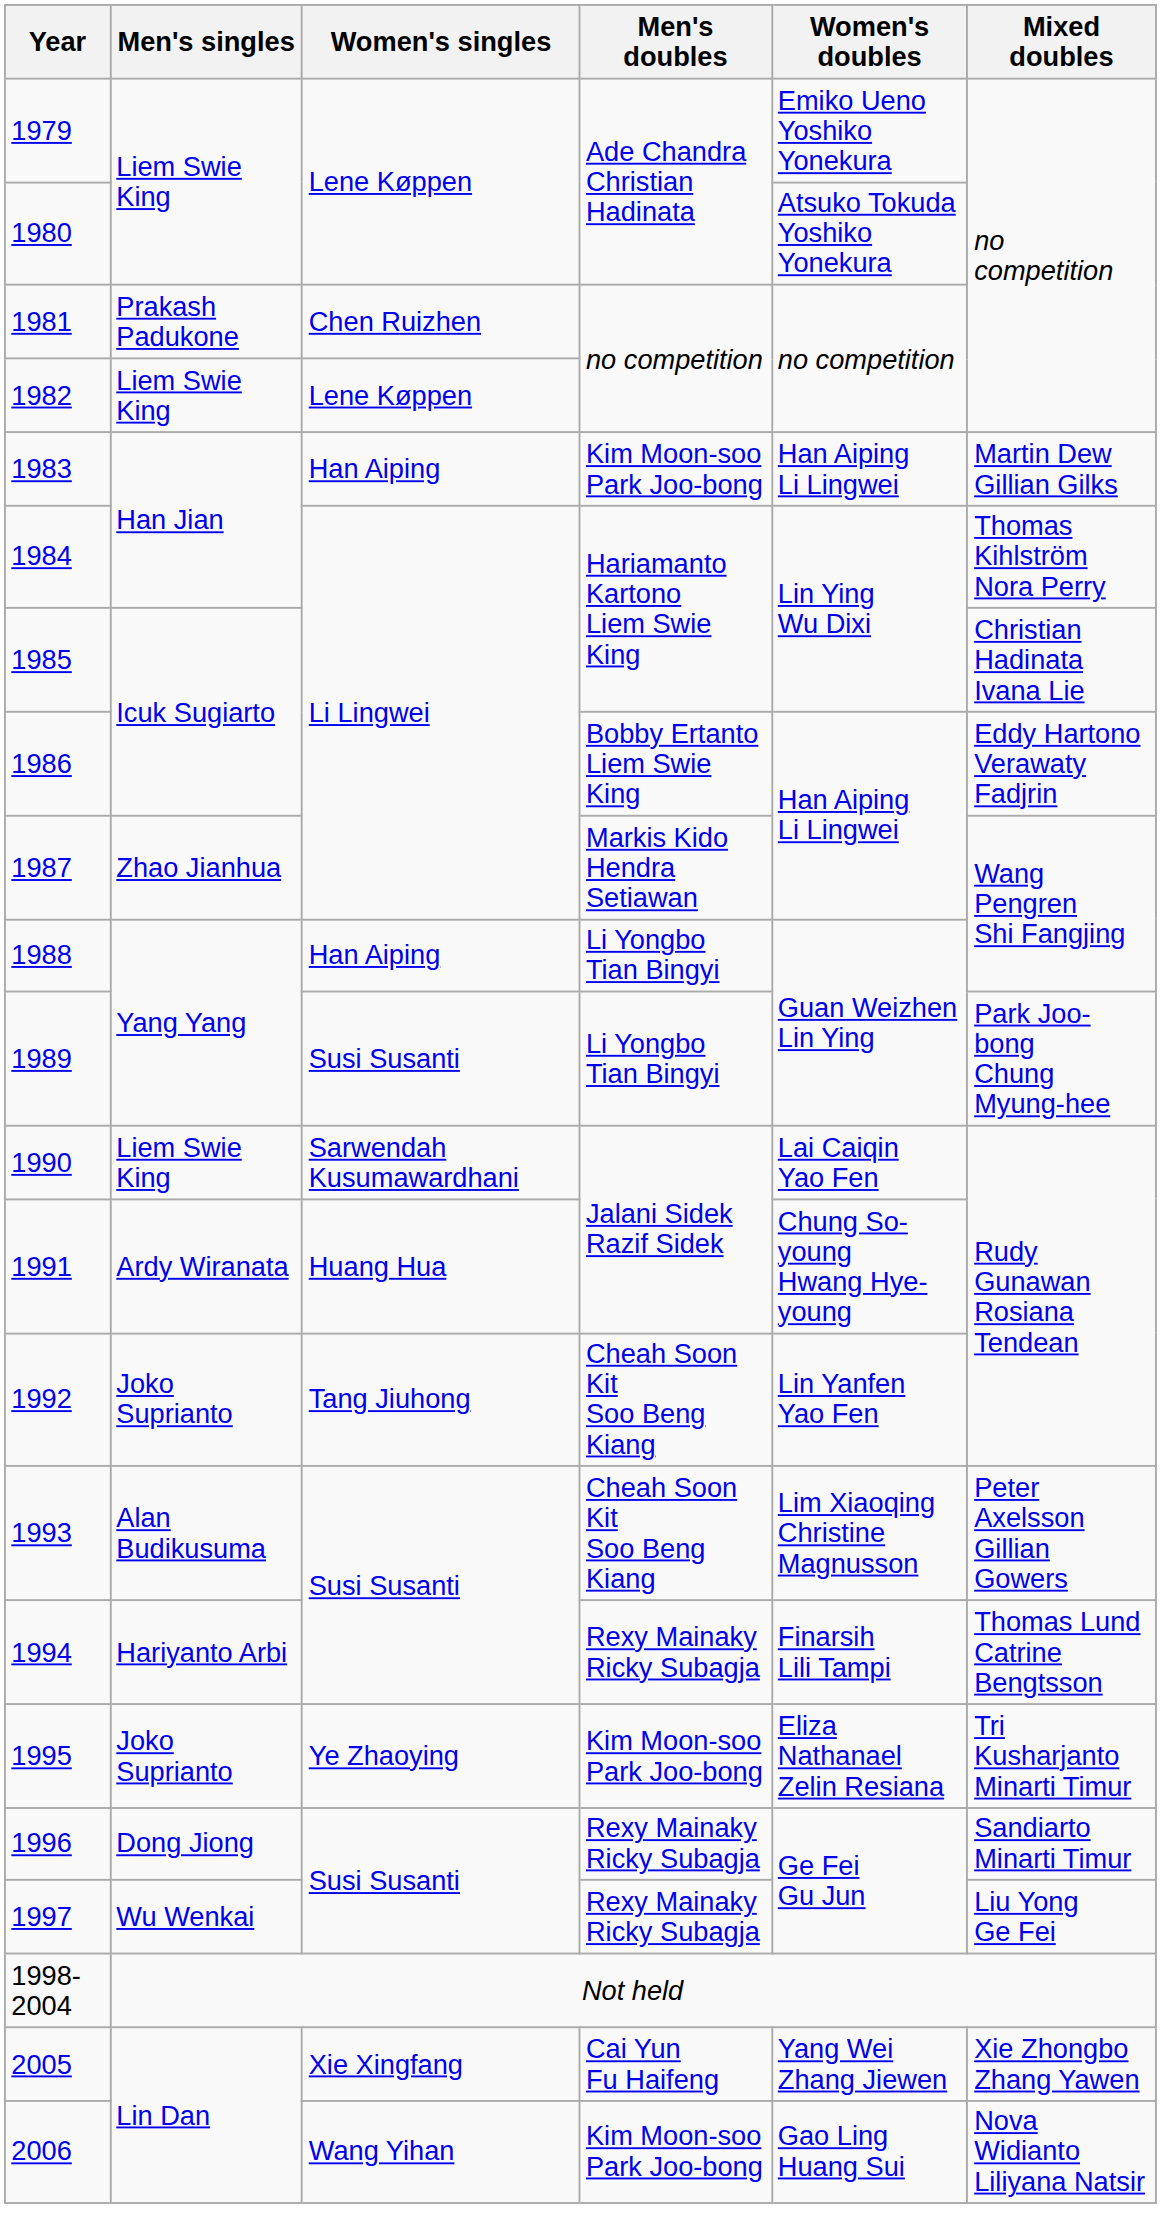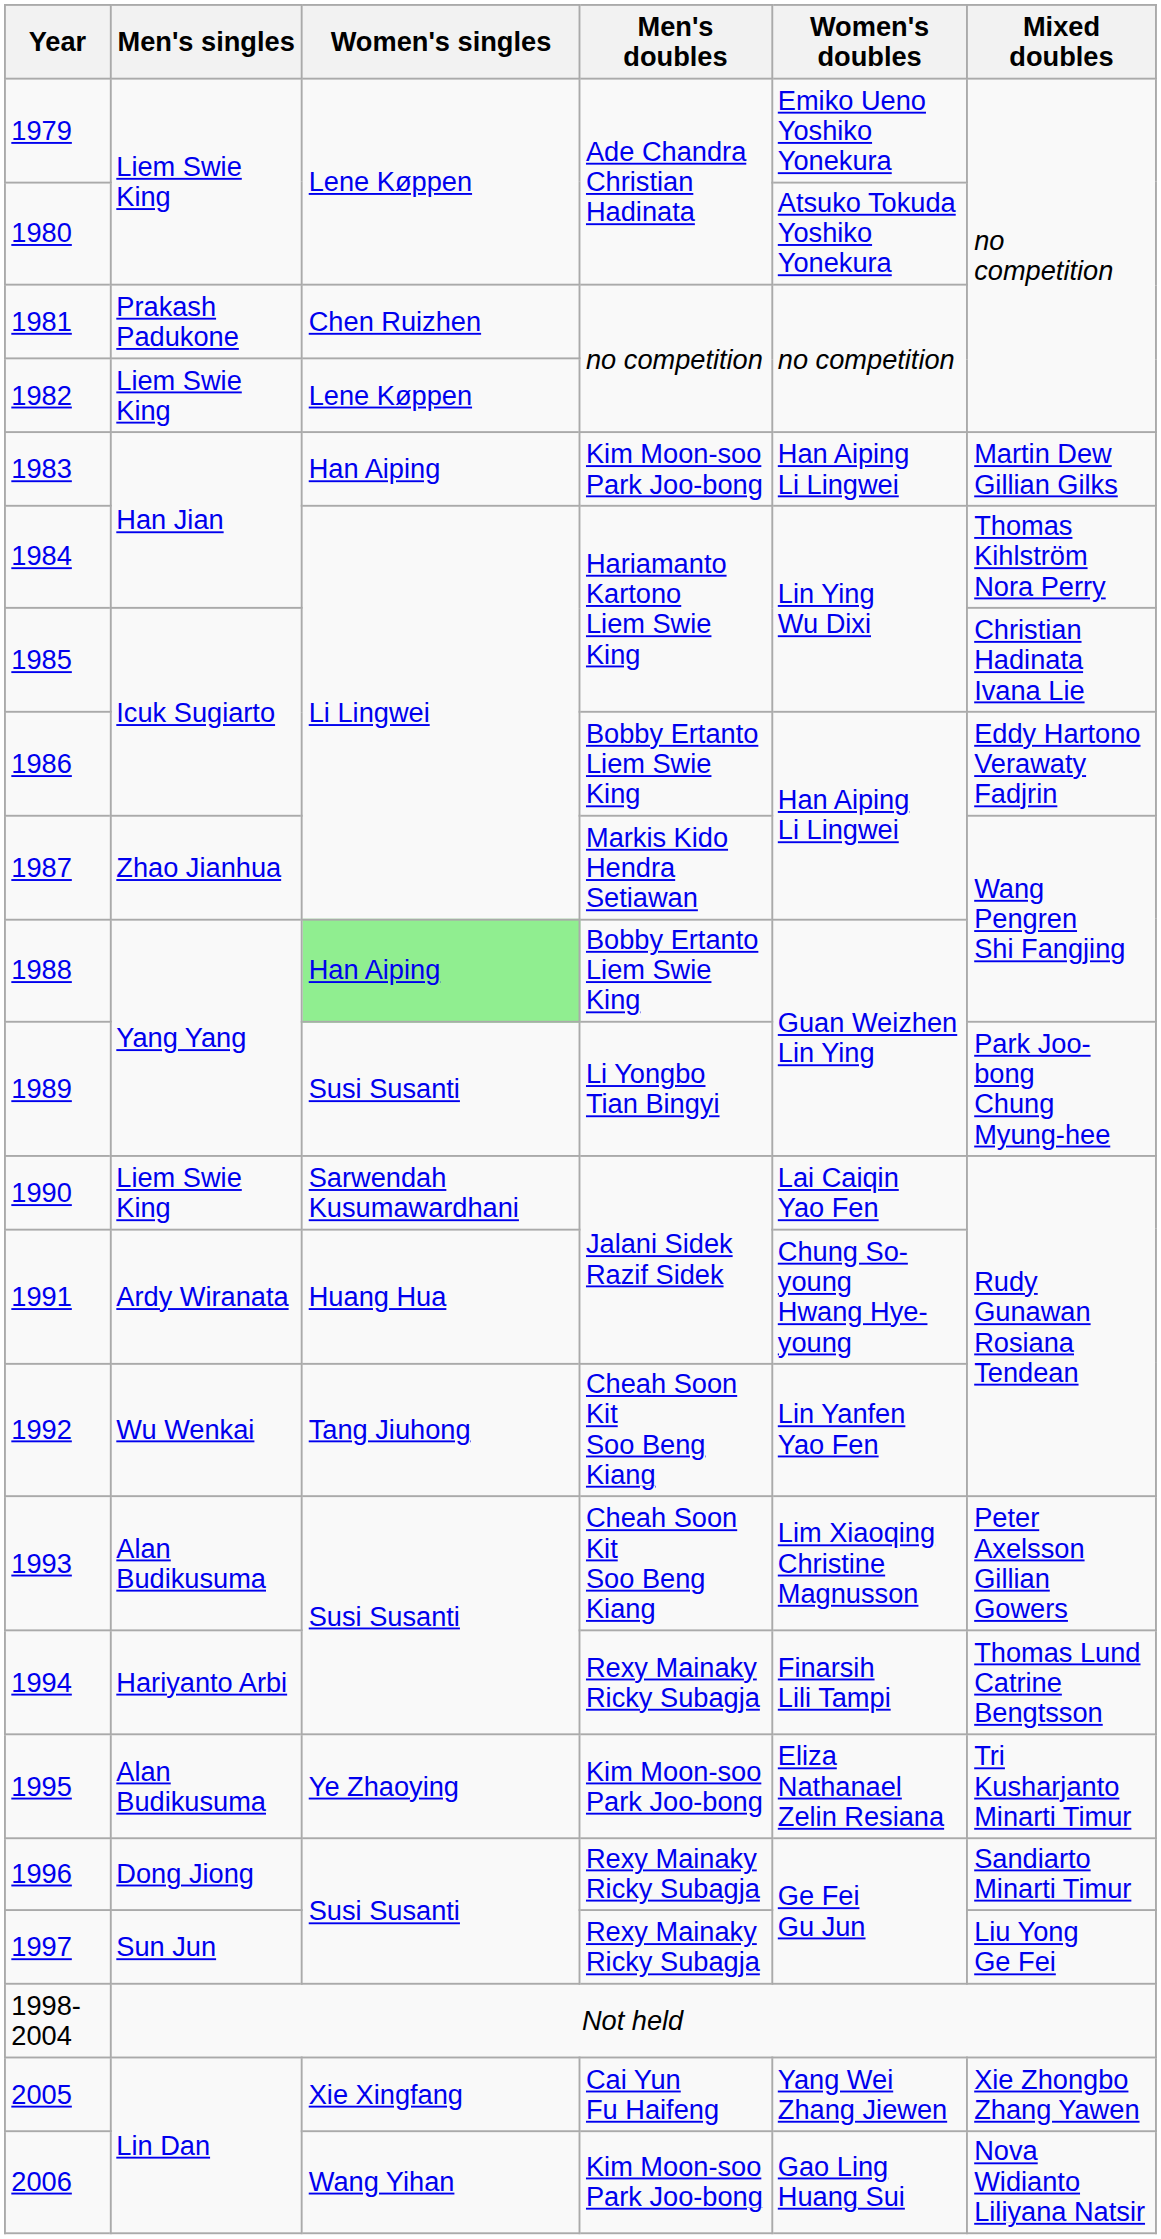(375, 956) no background -> (375, 971) lightgreen background
(653, 956) Li Yongbo Tian Bingyi -> (672, 971) Bobby Ertanto Liem Swie King
(175, 1400) Joko Suprianto -> (185, 1430) Wu Wenkai
(175, 1756) Joko Suprianto -> (191, 1786) Alan Budikusuma
(185, 1917) Wu Wenkai -> (166, 1948) Sun Jun
